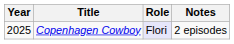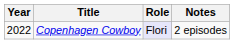(19, 30) 2025 -> (19, 30) 2022
